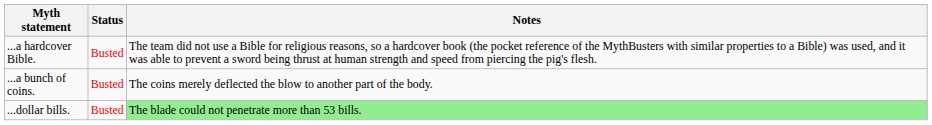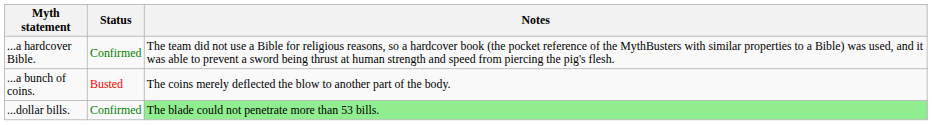(107, 52) Busted -> (116, 52) Confirmed
(107, 110) Busted -> (116, 110) Confirmed
